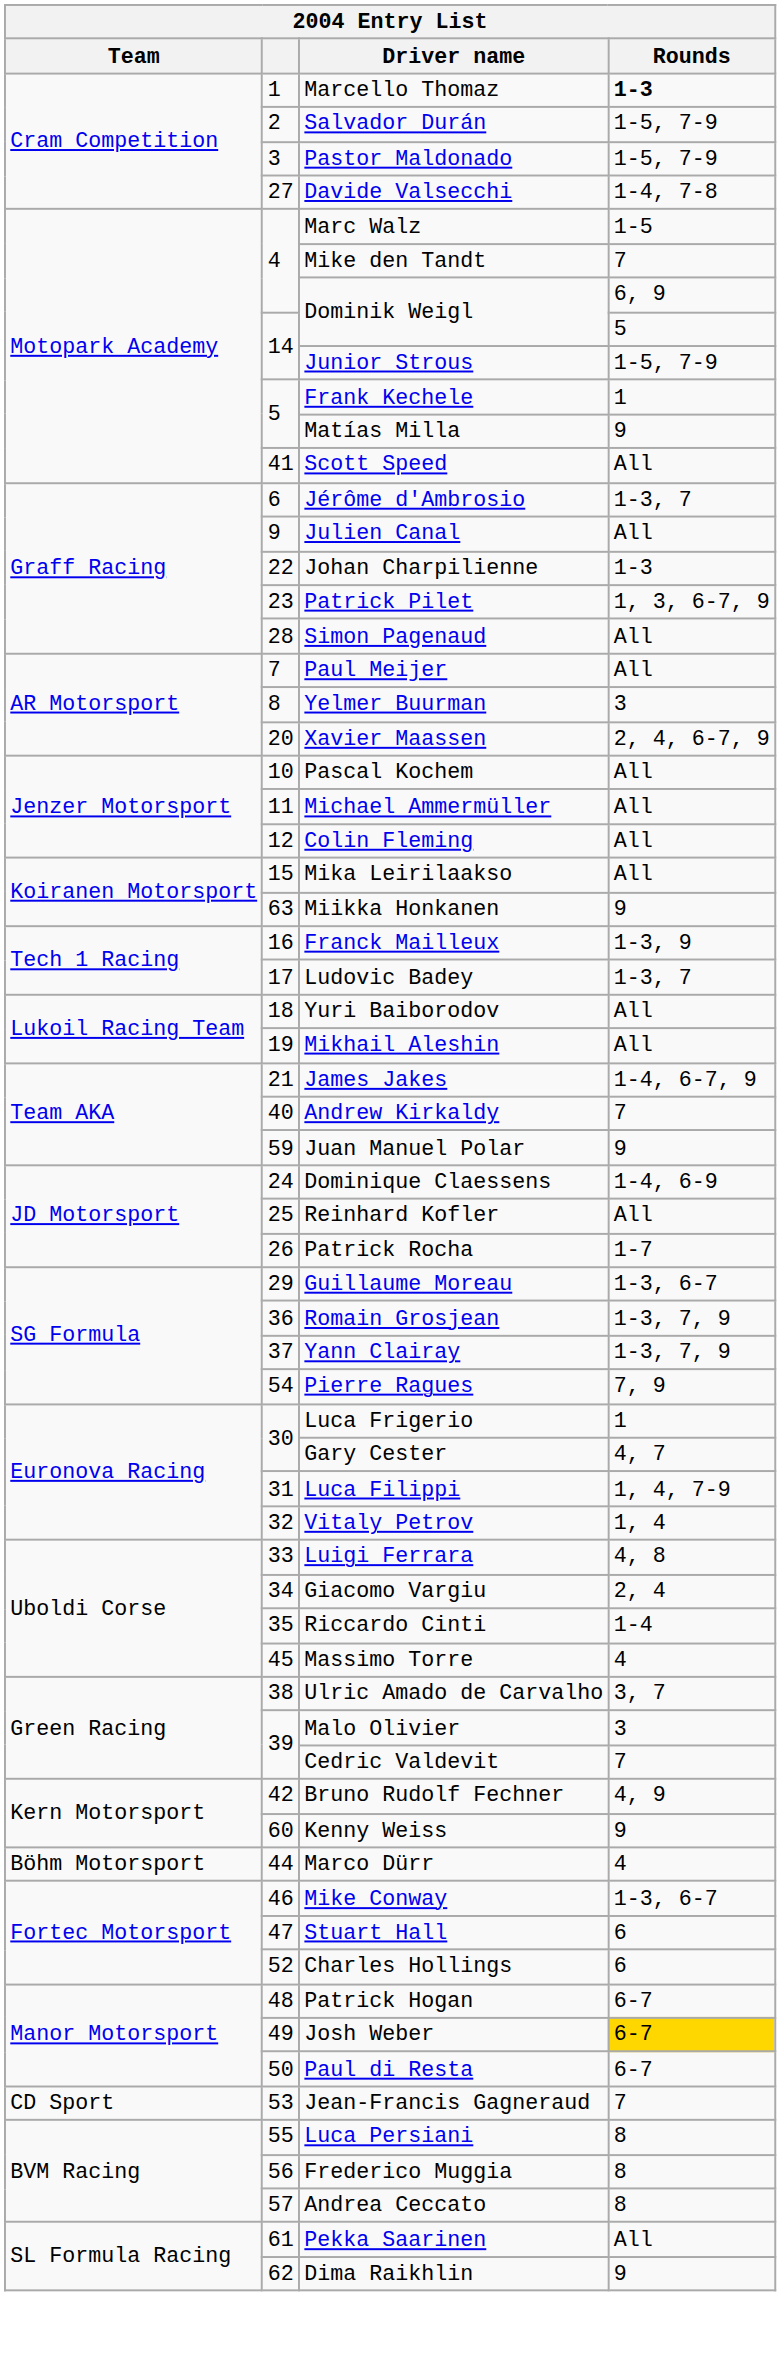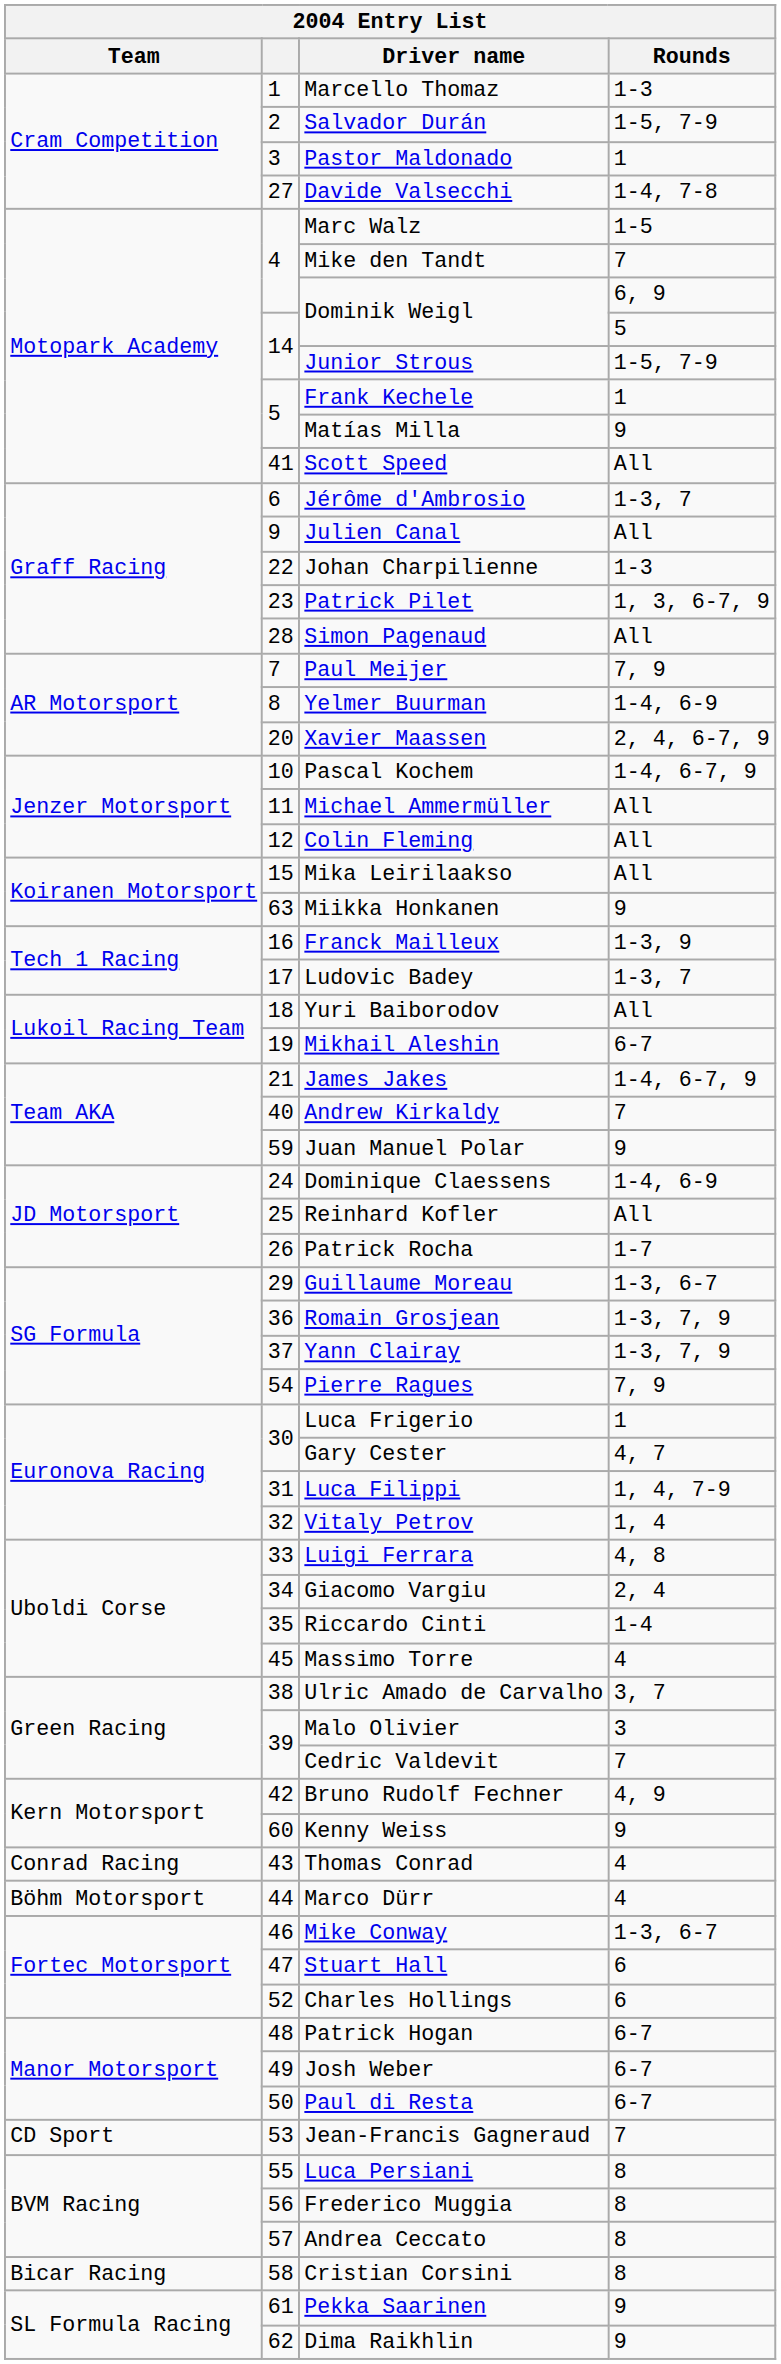(633, 90) bold -> (633, 90) normal
(666, 159) 1-5, 7-9 -> (620, 159) 1
(633, 670) All -> (640, 670) 7, 9
(620, 704) 3 -> (666, 704) 1-4, 6-9
(633, 773) All -> (685, 773) 1-4, 6-7, 9
(633, 1046) All -> (633, 1046) 6-7
+ row: (281, 1864)
(633, 2035) gold background -> (633, 2069) no background
+ row: (281, 2274)
(633, 2240) All -> (620, 2308) 9
